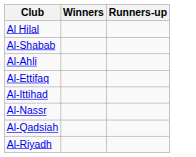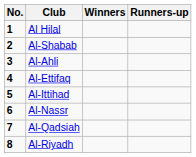+ column: (15, 12)
